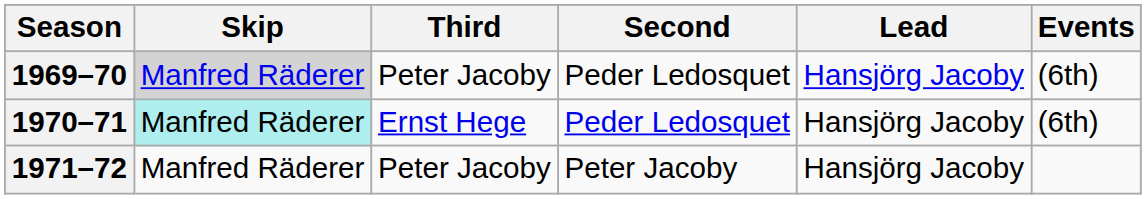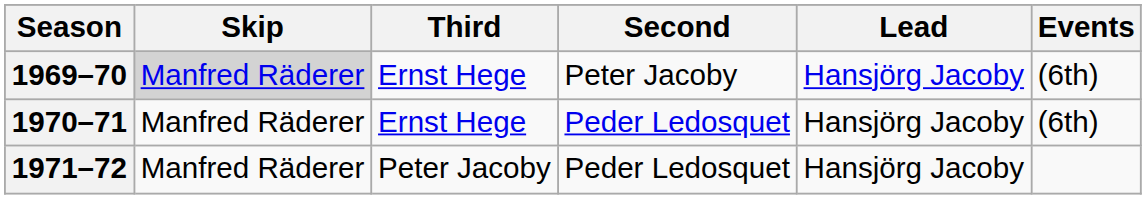(464, 74) Peter Jacoby -> (452, 74) Ernst Hege
(677, 74) Peder Ledosquet -> (651, 74) Peter Jacoby
(253, 121) paleturquoise background -> (253, 121) no background
(651, 168) Peter Jacoby -> (677, 168) Peder Ledosquet
